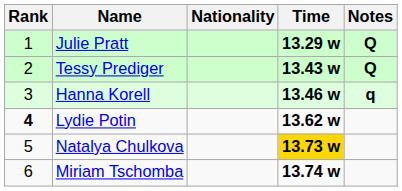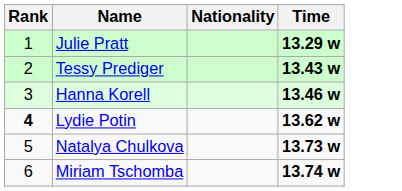- column: (370, 17)
(311, 146) gold background -> (311, 146) no background
